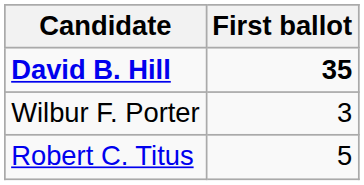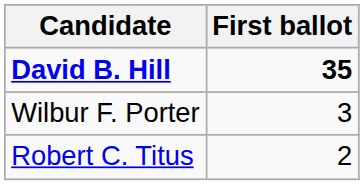(345, 156) 5 -> (345, 156) 2
